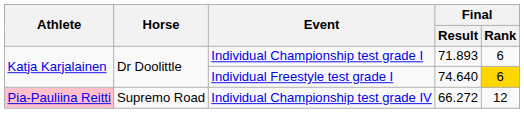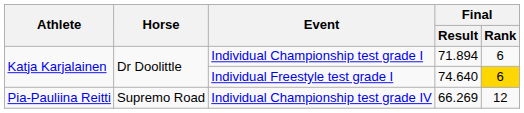(458, 57) 71.893 -> (458, 57) 71.894
(59, 98) pink background -> (59, 98) no background
(458, 98) 66.272 -> (458, 98) 66.269
